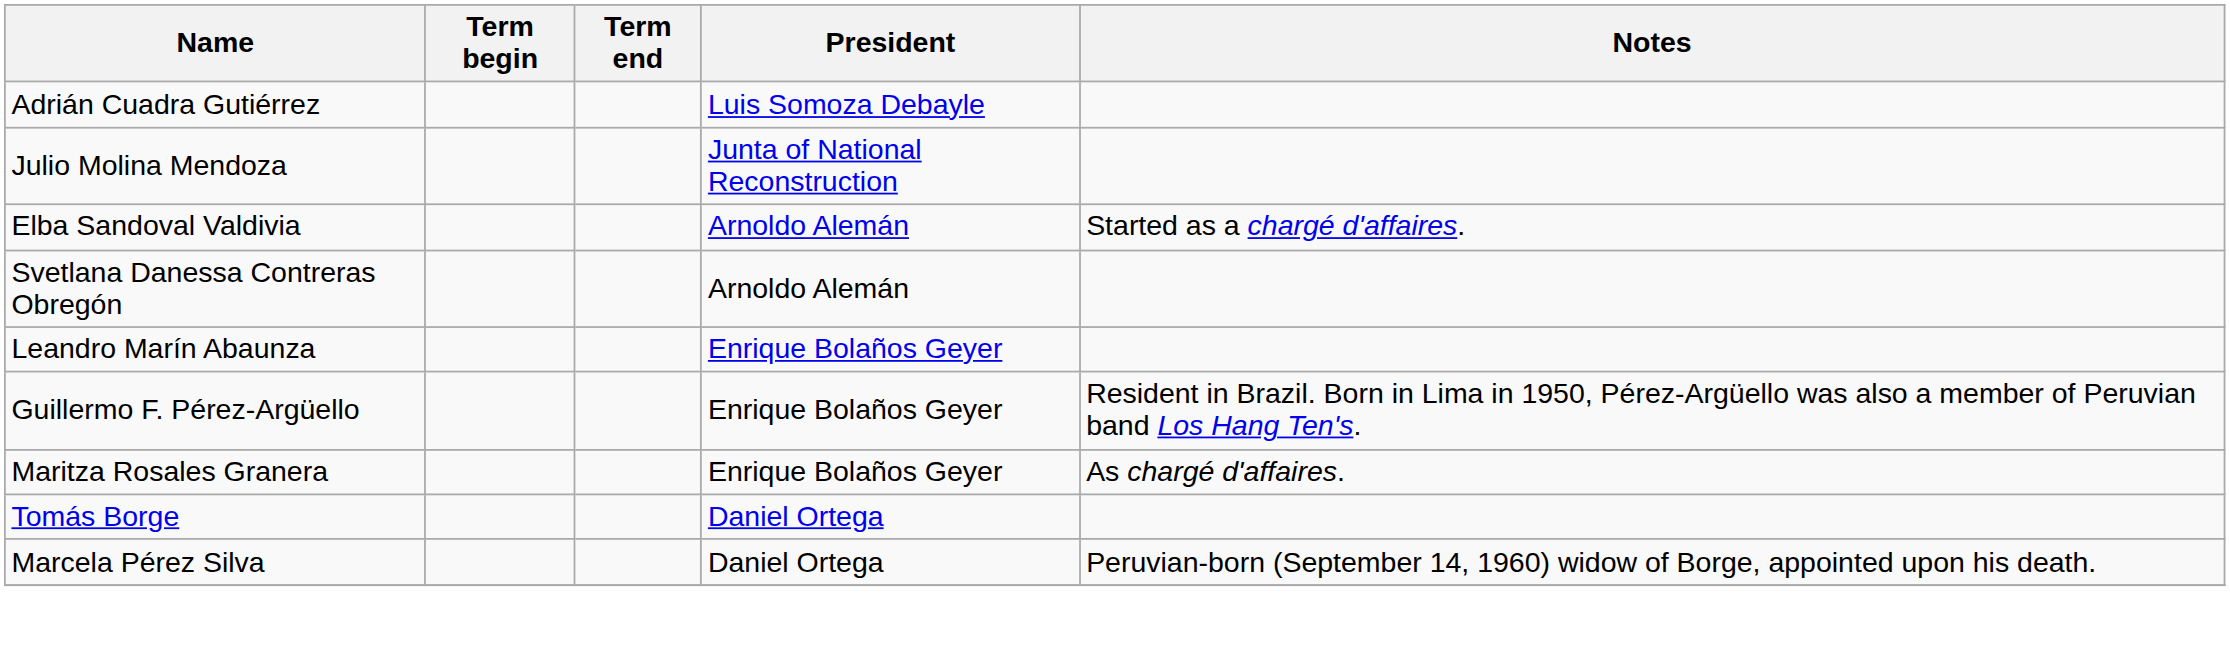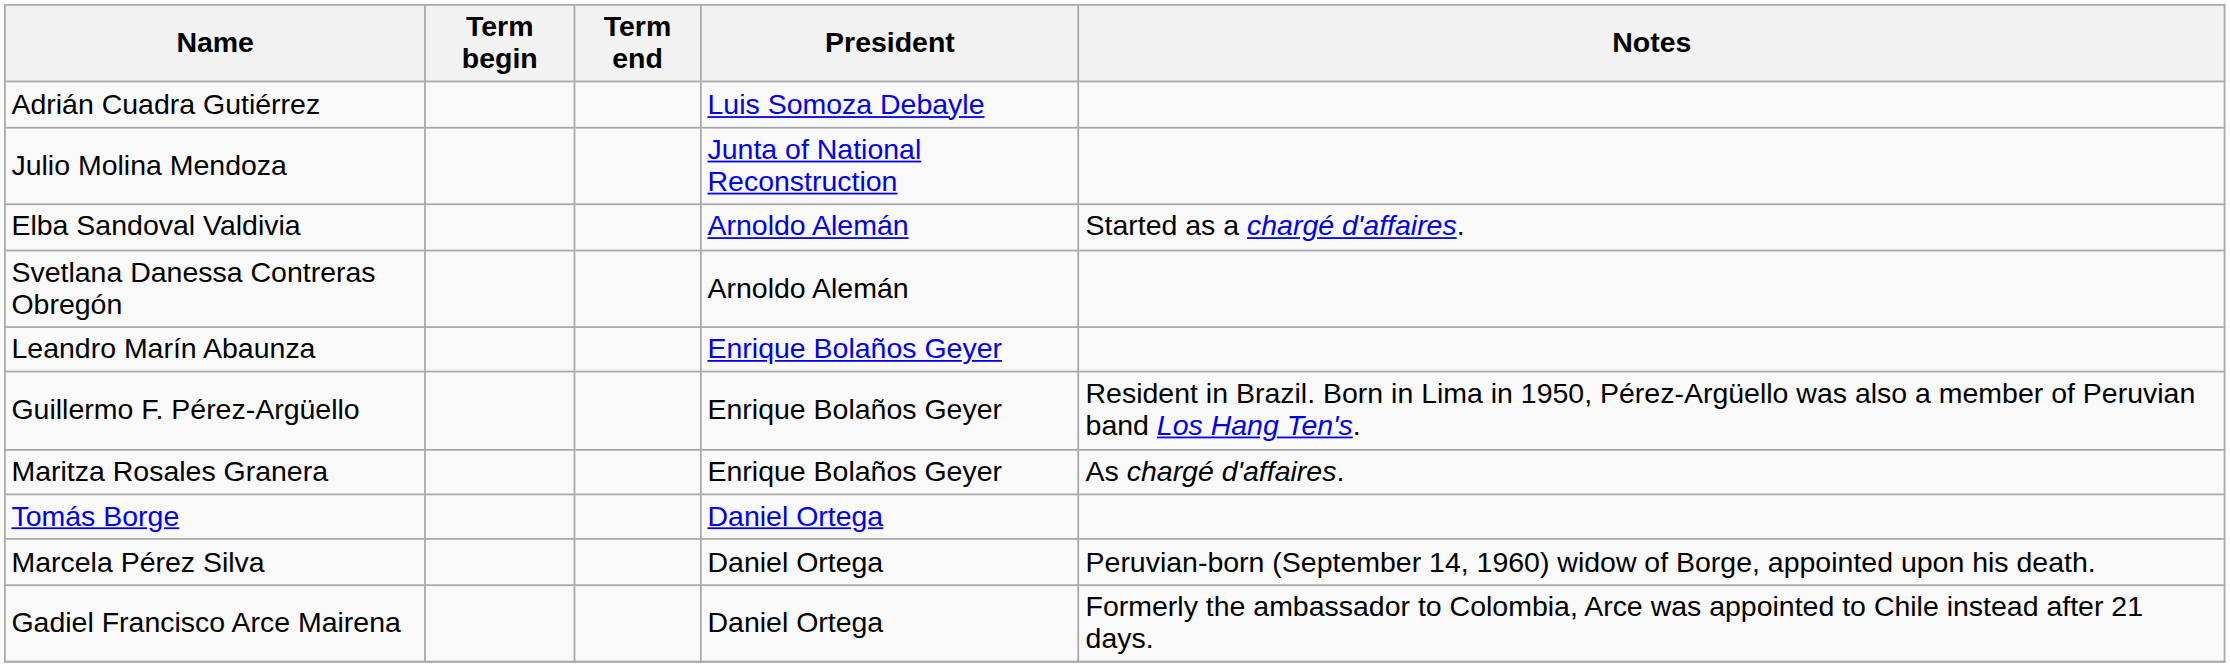+ row: (206, 622)
